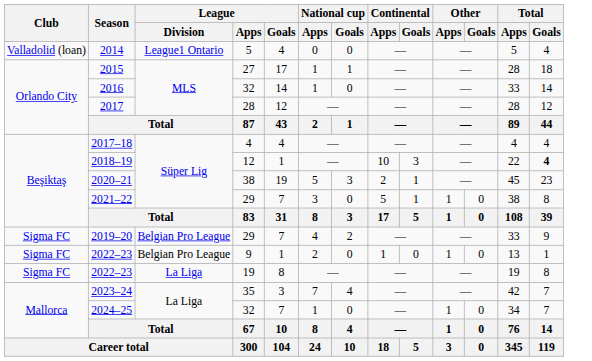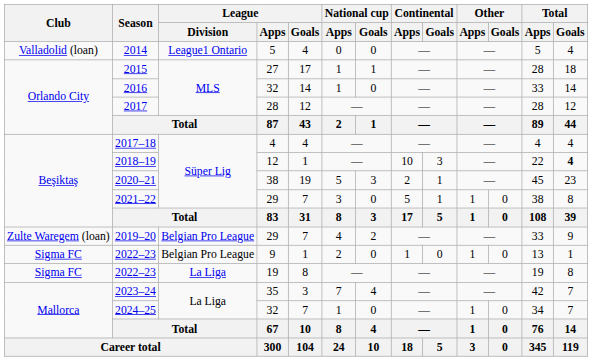(46, 236) Sigma FC -> (58, 236) Zulte Waregem (loan)
